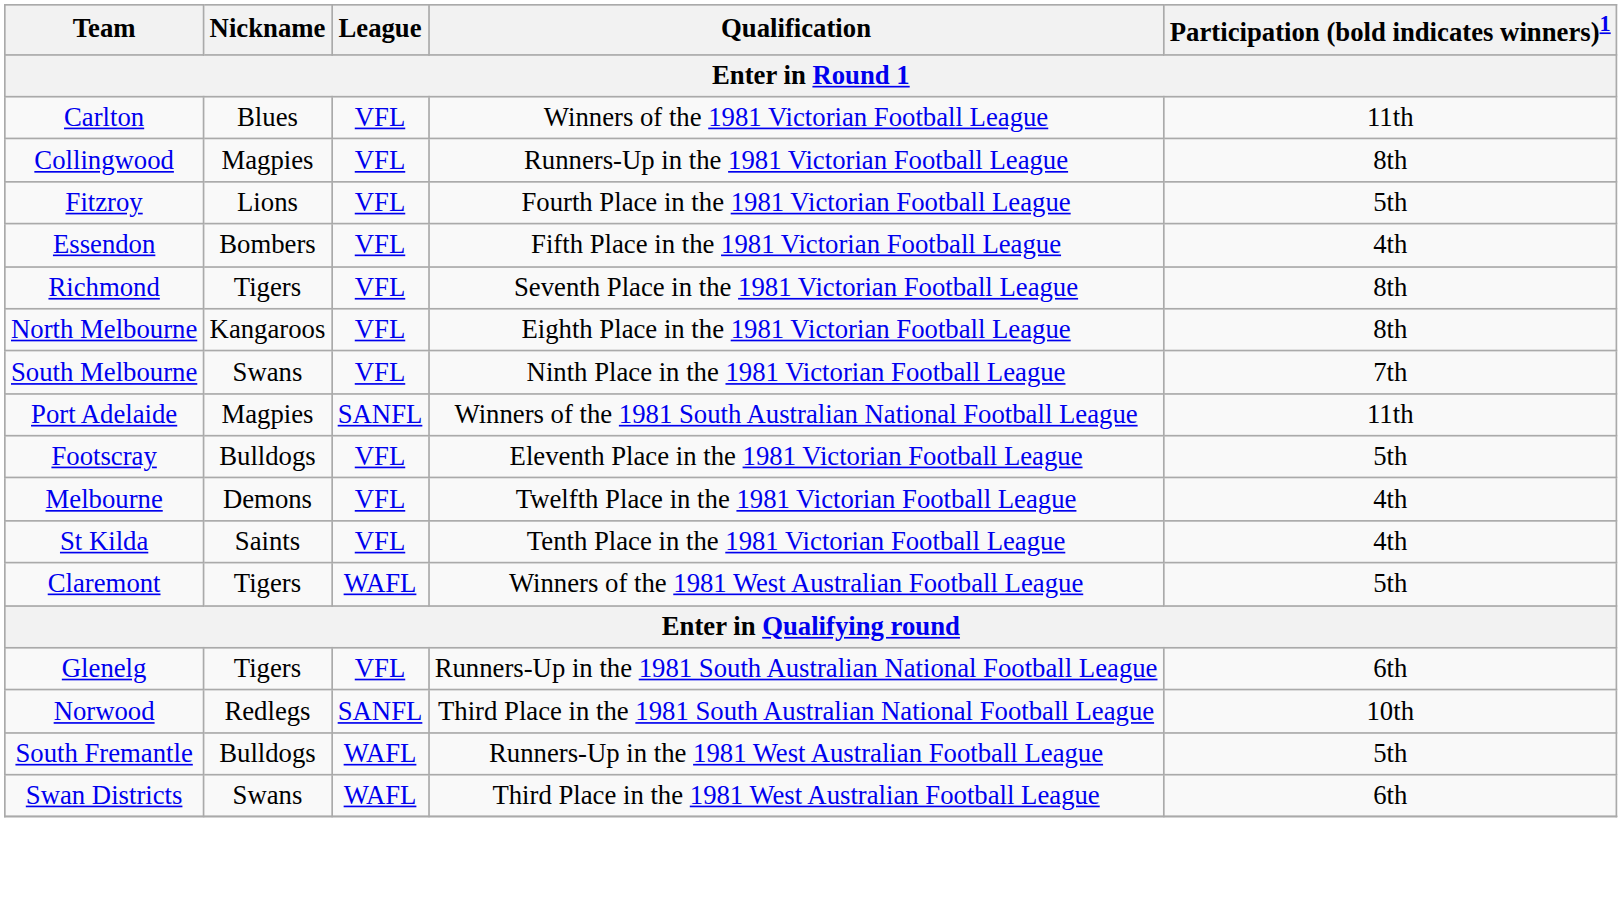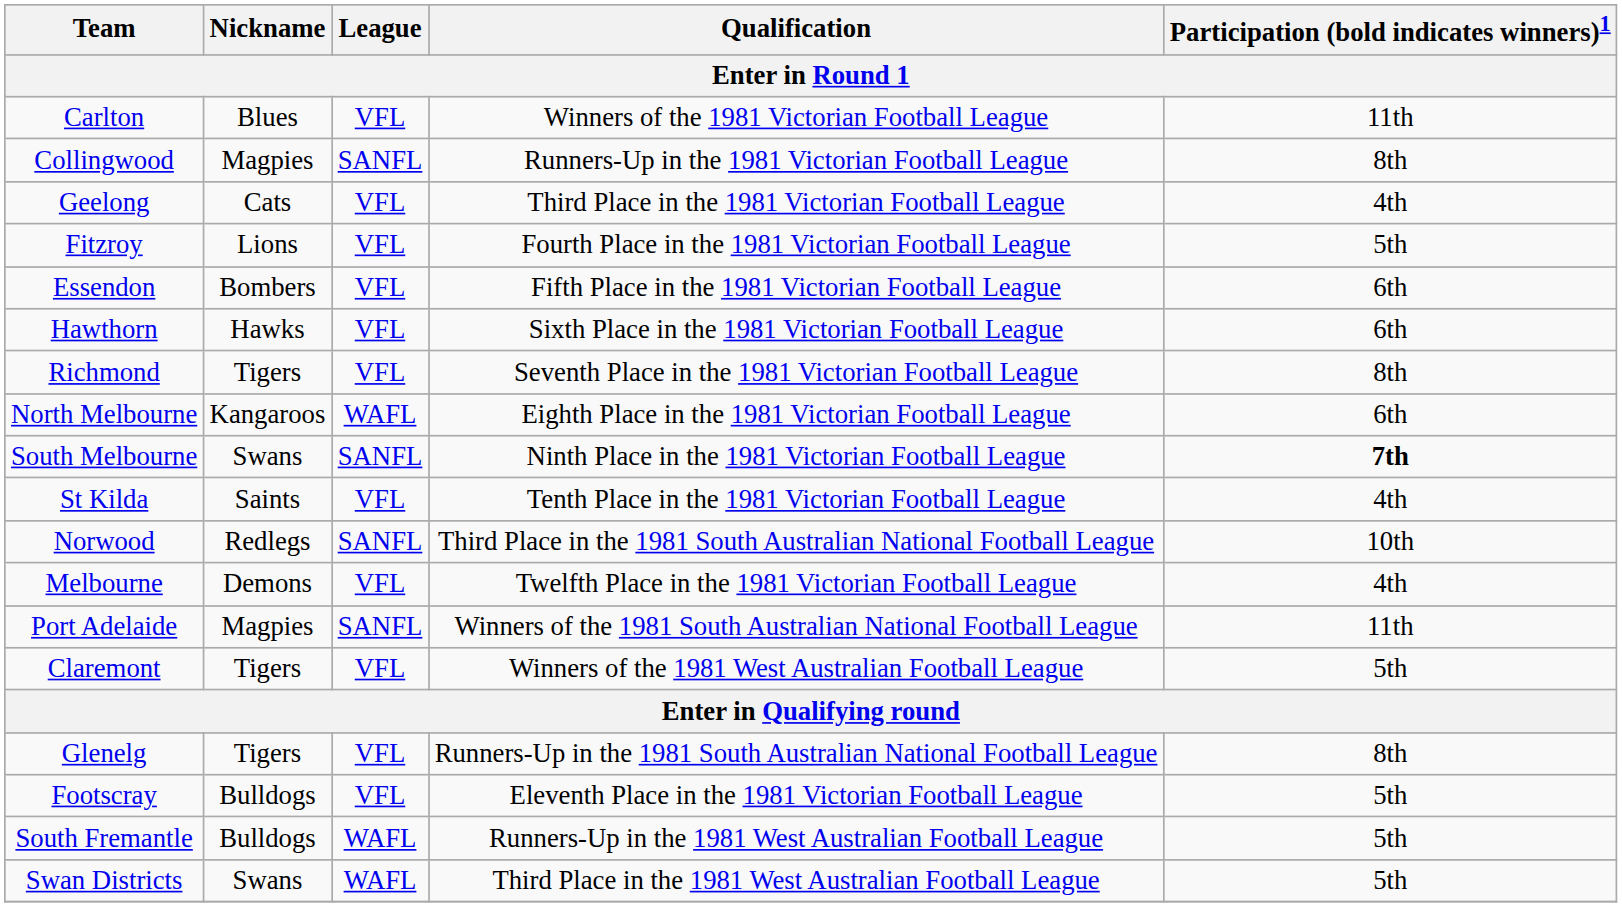(380, 160) VFL -> (380, 160) SANFL
+ row: (104, 202)
(1390, 244) 4th -> (1390, 287) 6th
+ row: (104, 329)
(380, 329) VFL -> (380, 414) WAFL
(1390, 329) 8th -> (1390, 414) 6th
(380, 371) VFL -> (380, 456) SANFL
(1390, 371) normal -> (1390, 456) bold
rows swapped: (104, 541) <-> (104, 414)
rows swapped: (104, 456) <-> (104, 710)
(380, 583) WAFL -> (380, 668) VFL
(1390, 668) 6th -> (1390, 753) 8th
(1390, 795) 6th -> (1390, 880) 5th
